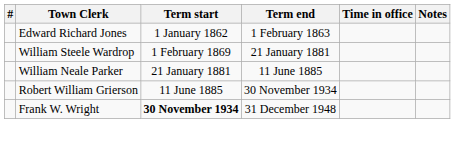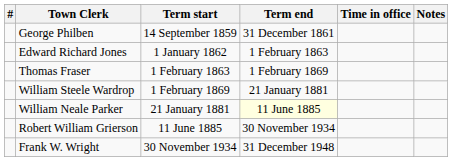+ row: (56, 33)
+ row: (54, 71)
(290, 71) no background -> (289, 109) lightyellow background
(191, 109) bold -> (190, 147) normal
